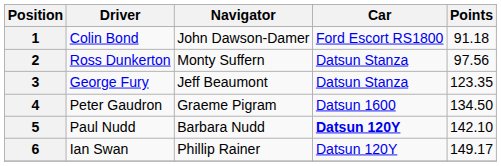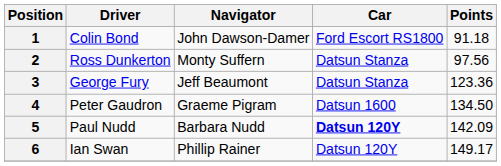(471, 82) 123.35 -> (471, 82) 123.36
(471, 127) 142.10 -> (471, 127) 142.09
